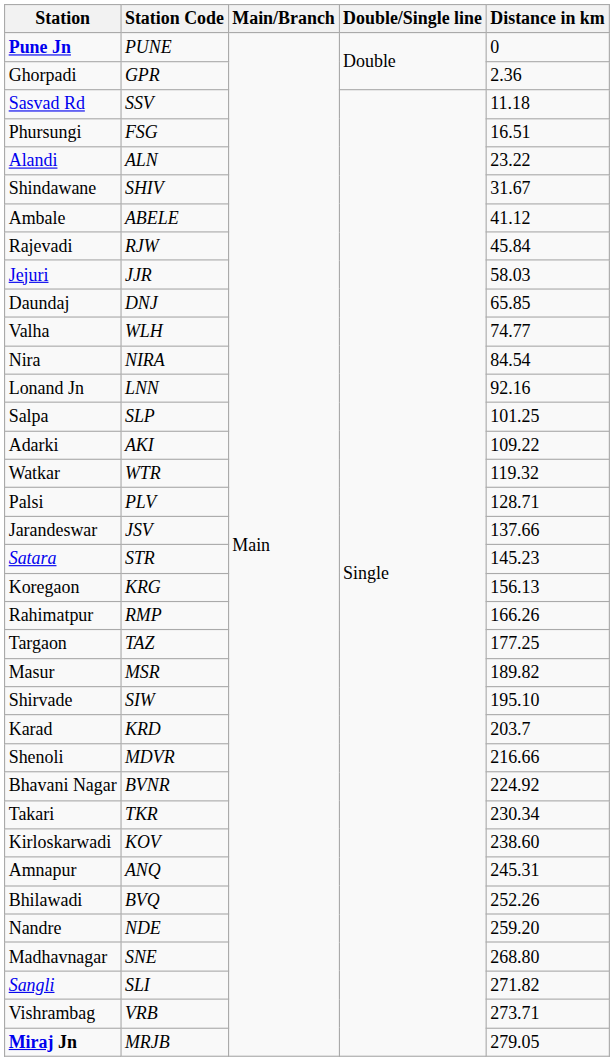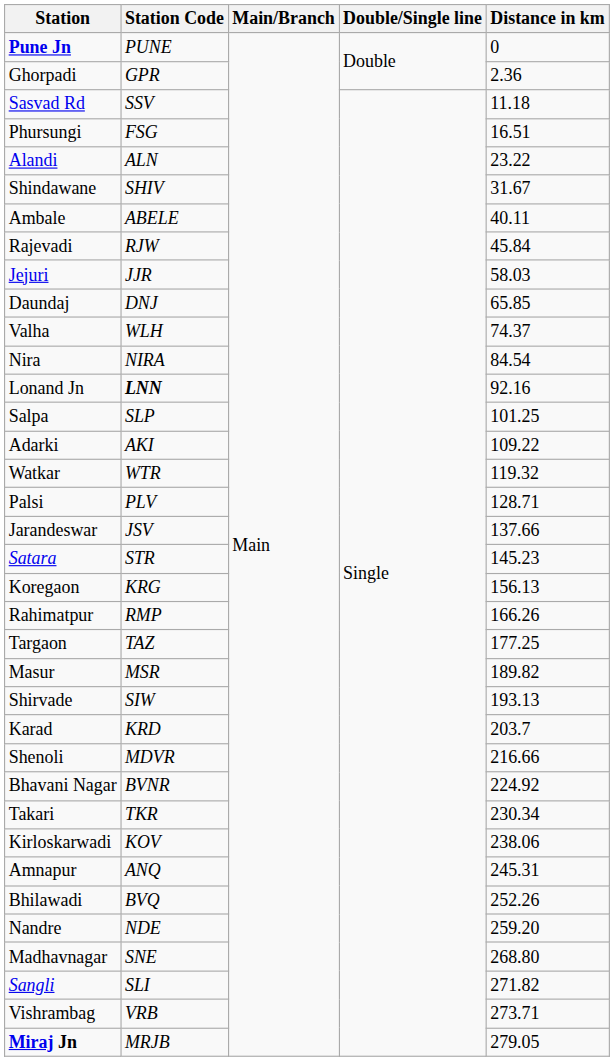(510, 217) 41.12 -> (510, 217) 40.11
(510, 331) 74.77 -> (510, 331) 74.37
(142, 388) normal -> (143, 388) bold
(515, 700) 195.10 -> (515, 700) 193.13
(515, 842) 238.60 -> (515, 842) 238.06
